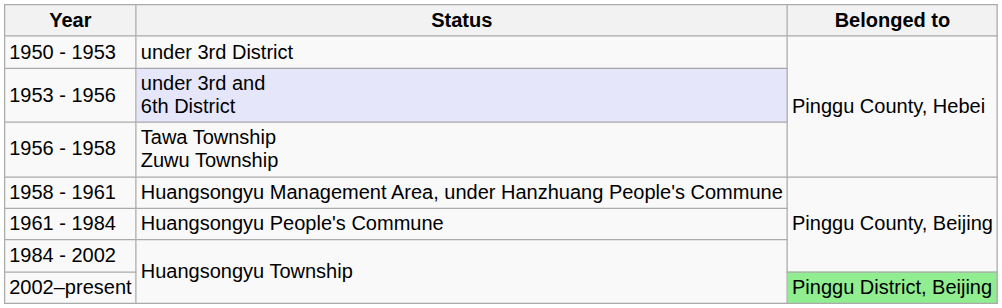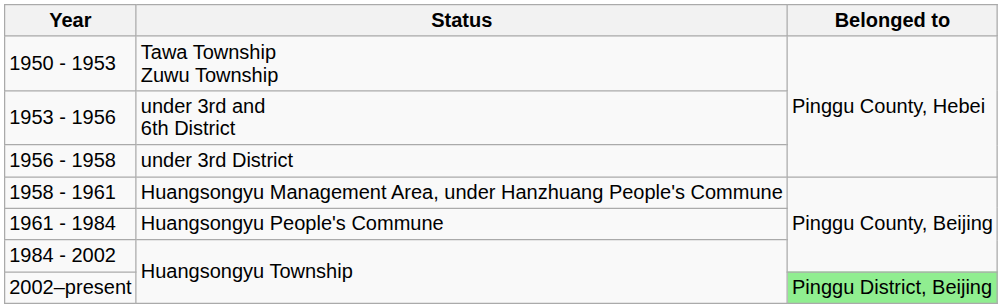(217, 52) under 3rd District -> (210, 63) Tawa Township Zuwu Township
(203, 95) lavender background -> (203, 117) no background
(210, 149) Tawa Township Zuwu Township -> (217, 160) under 3rd District
